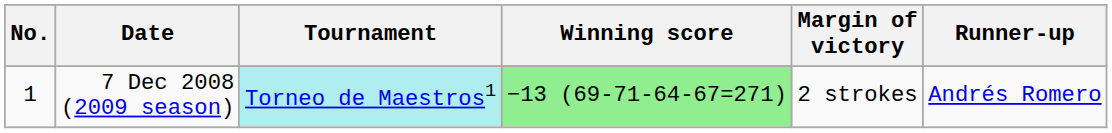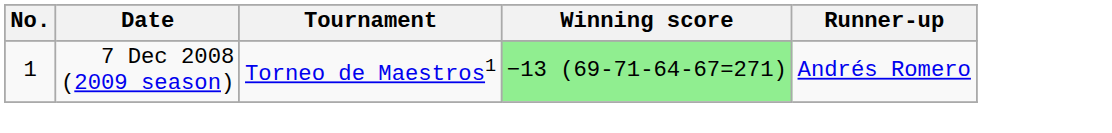- column: (858, 36)
(371, 97) paleturquoise background -> (371, 72) no background
